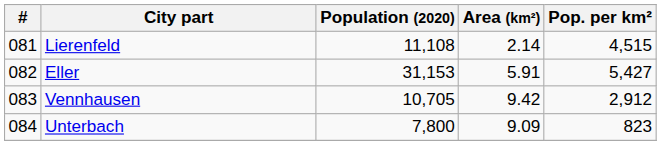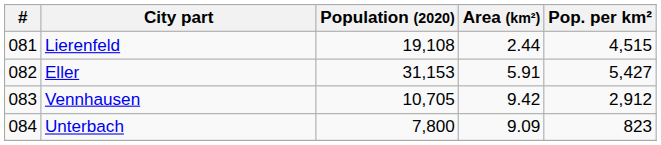(429, 45) 11,108 -> (429, 45) 19,108
(524, 45) 2.14 -> (524, 45) 2.44
